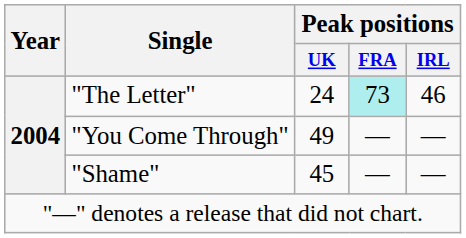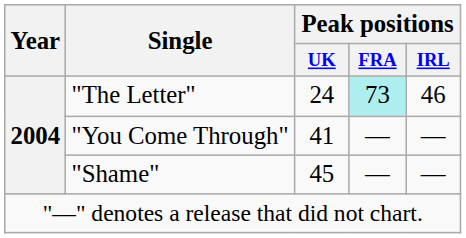(322, 135) 49 -> (322, 135) 41
